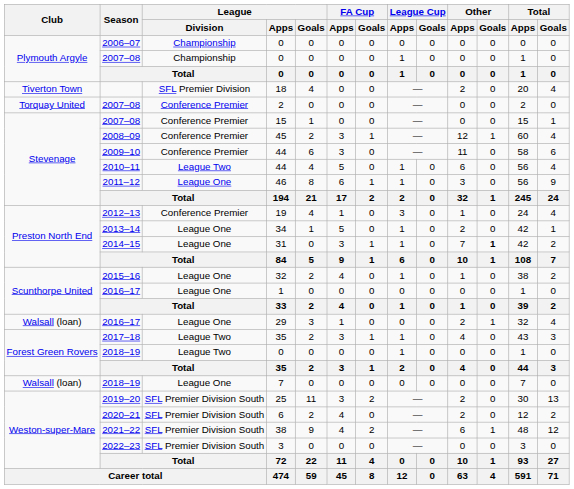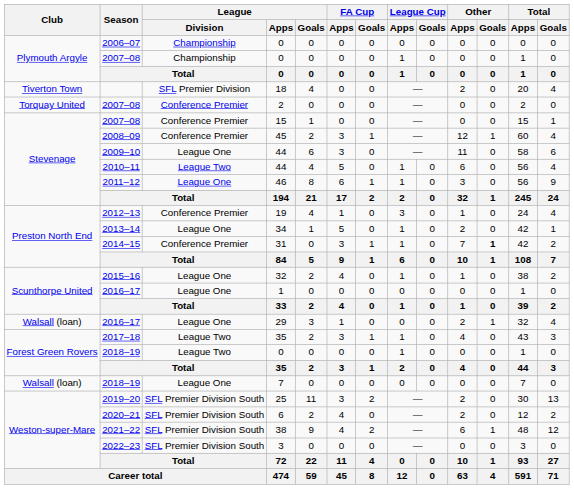(204, 151) Conference Premier -> (204, 151) League One
(204, 244) League One -> (204, 244) Conference Premier
